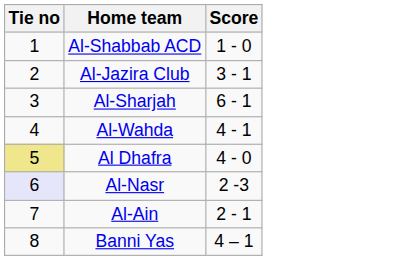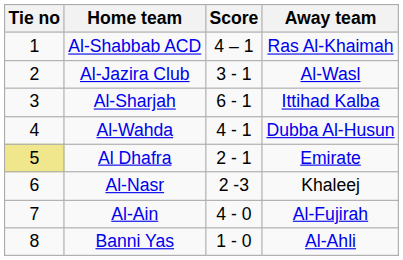+ column: (331, 18)
(234, 46) 1 - 0 -> (234, 46) 4 – 1
(234, 158) 4 - 0 -> (234, 158) 2 - 1
(34, 185) lavender background -> (34, 185) no background
(234, 213) 2 - 1 -> (234, 213) 4 - 0
(234, 241) 4 – 1 -> (234, 241) 1 - 0
